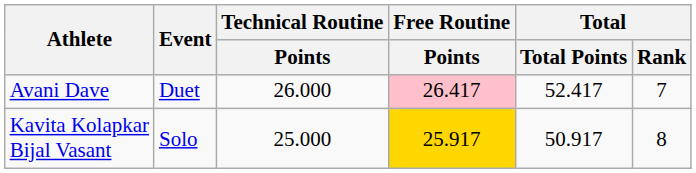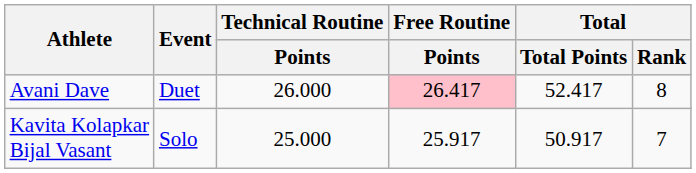(662, 91) 7 -> (662, 91) 8
(452, 138) gold background -> (452, 138) no background
(662, 138) 8 -> (662, 138) 7
